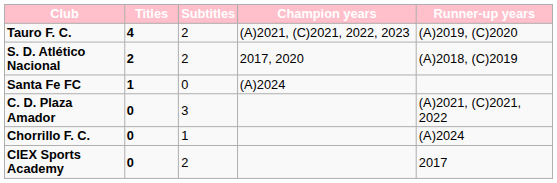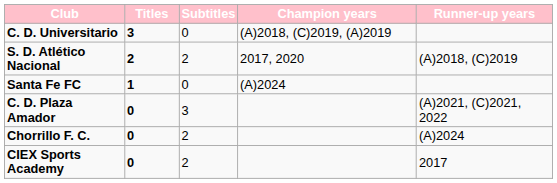- row: (39, 33)
+ row: (62, 33)
(185, 136) 1 -> (185, 136) 2
